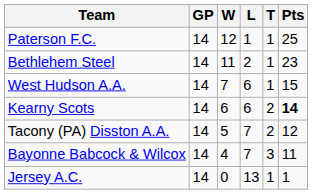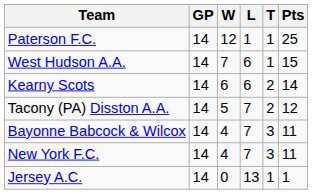- row: (61, 62)
(290, 108) bold -> (290, 85) normal
+ row: (54, 154)
